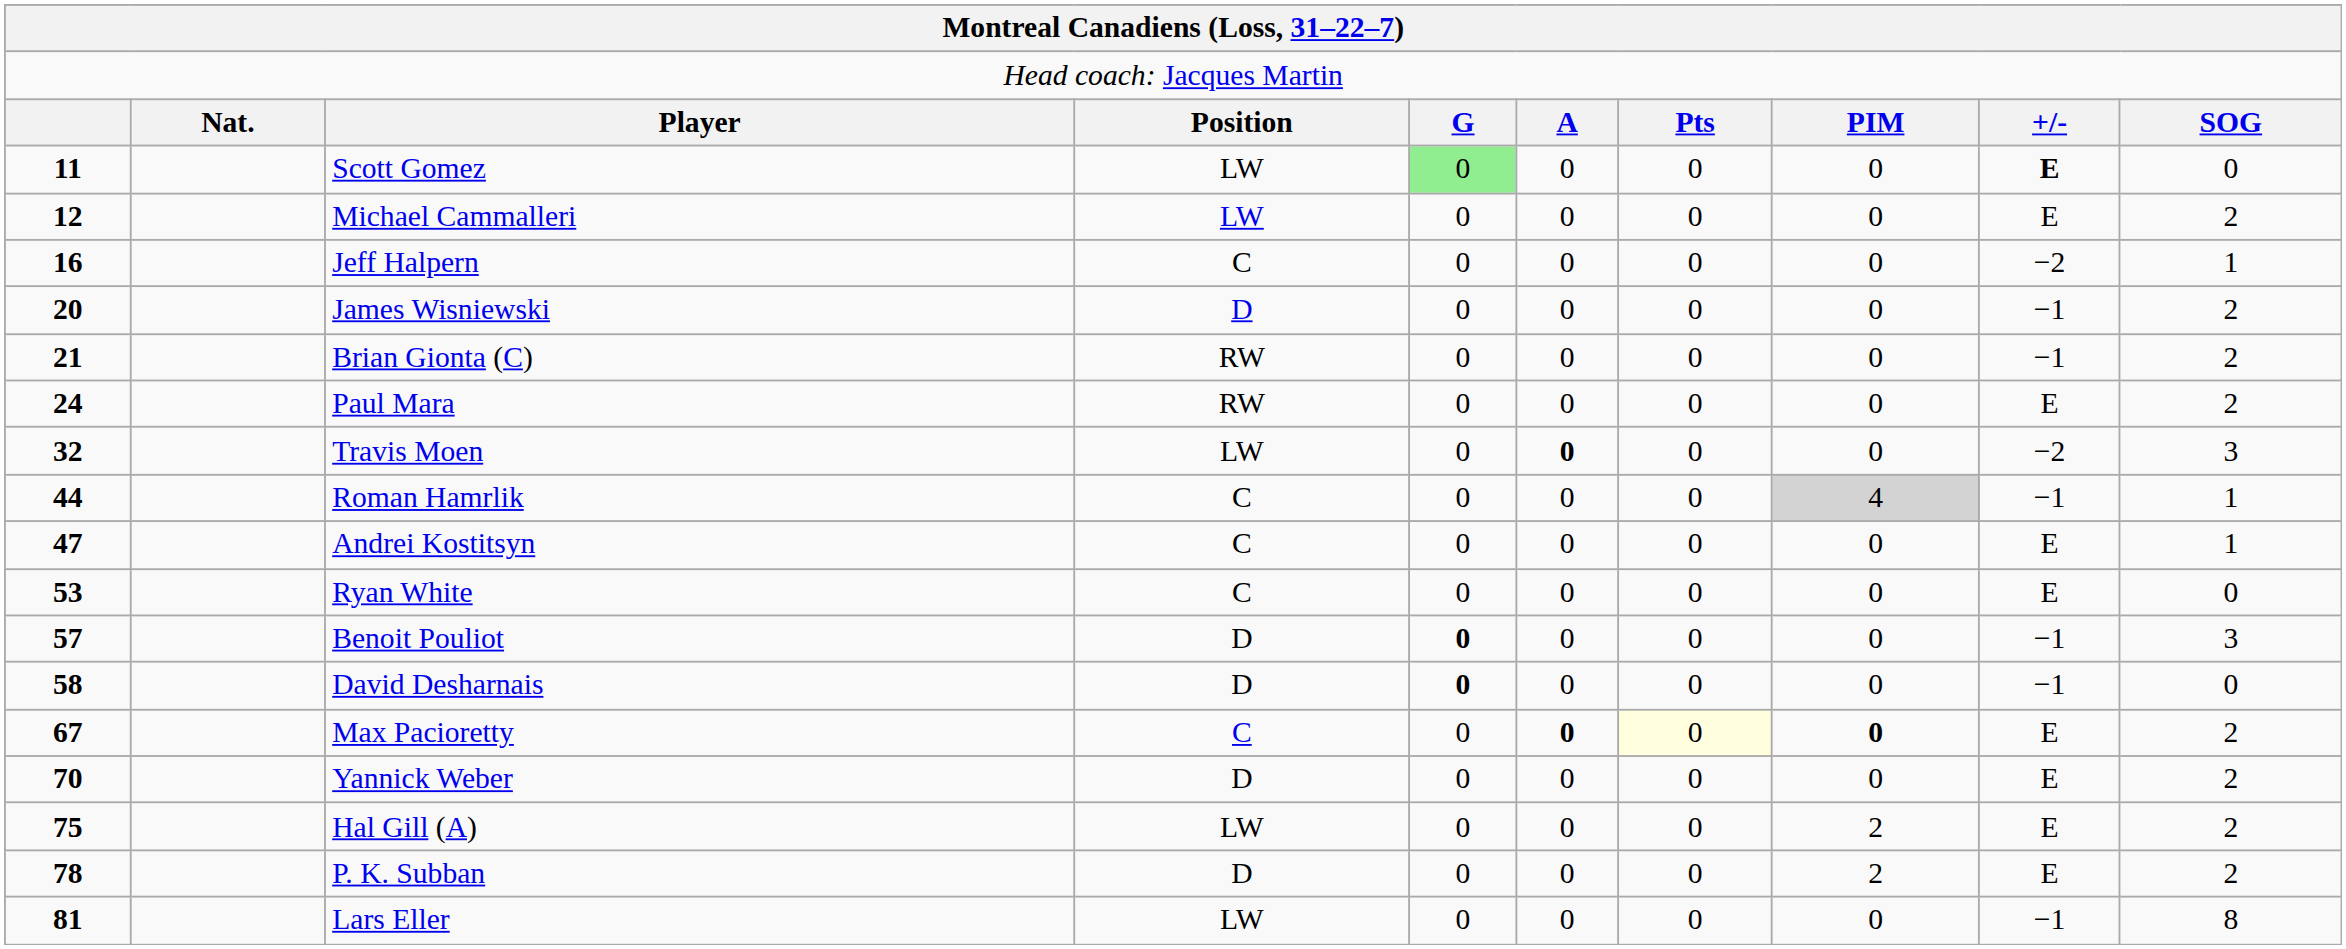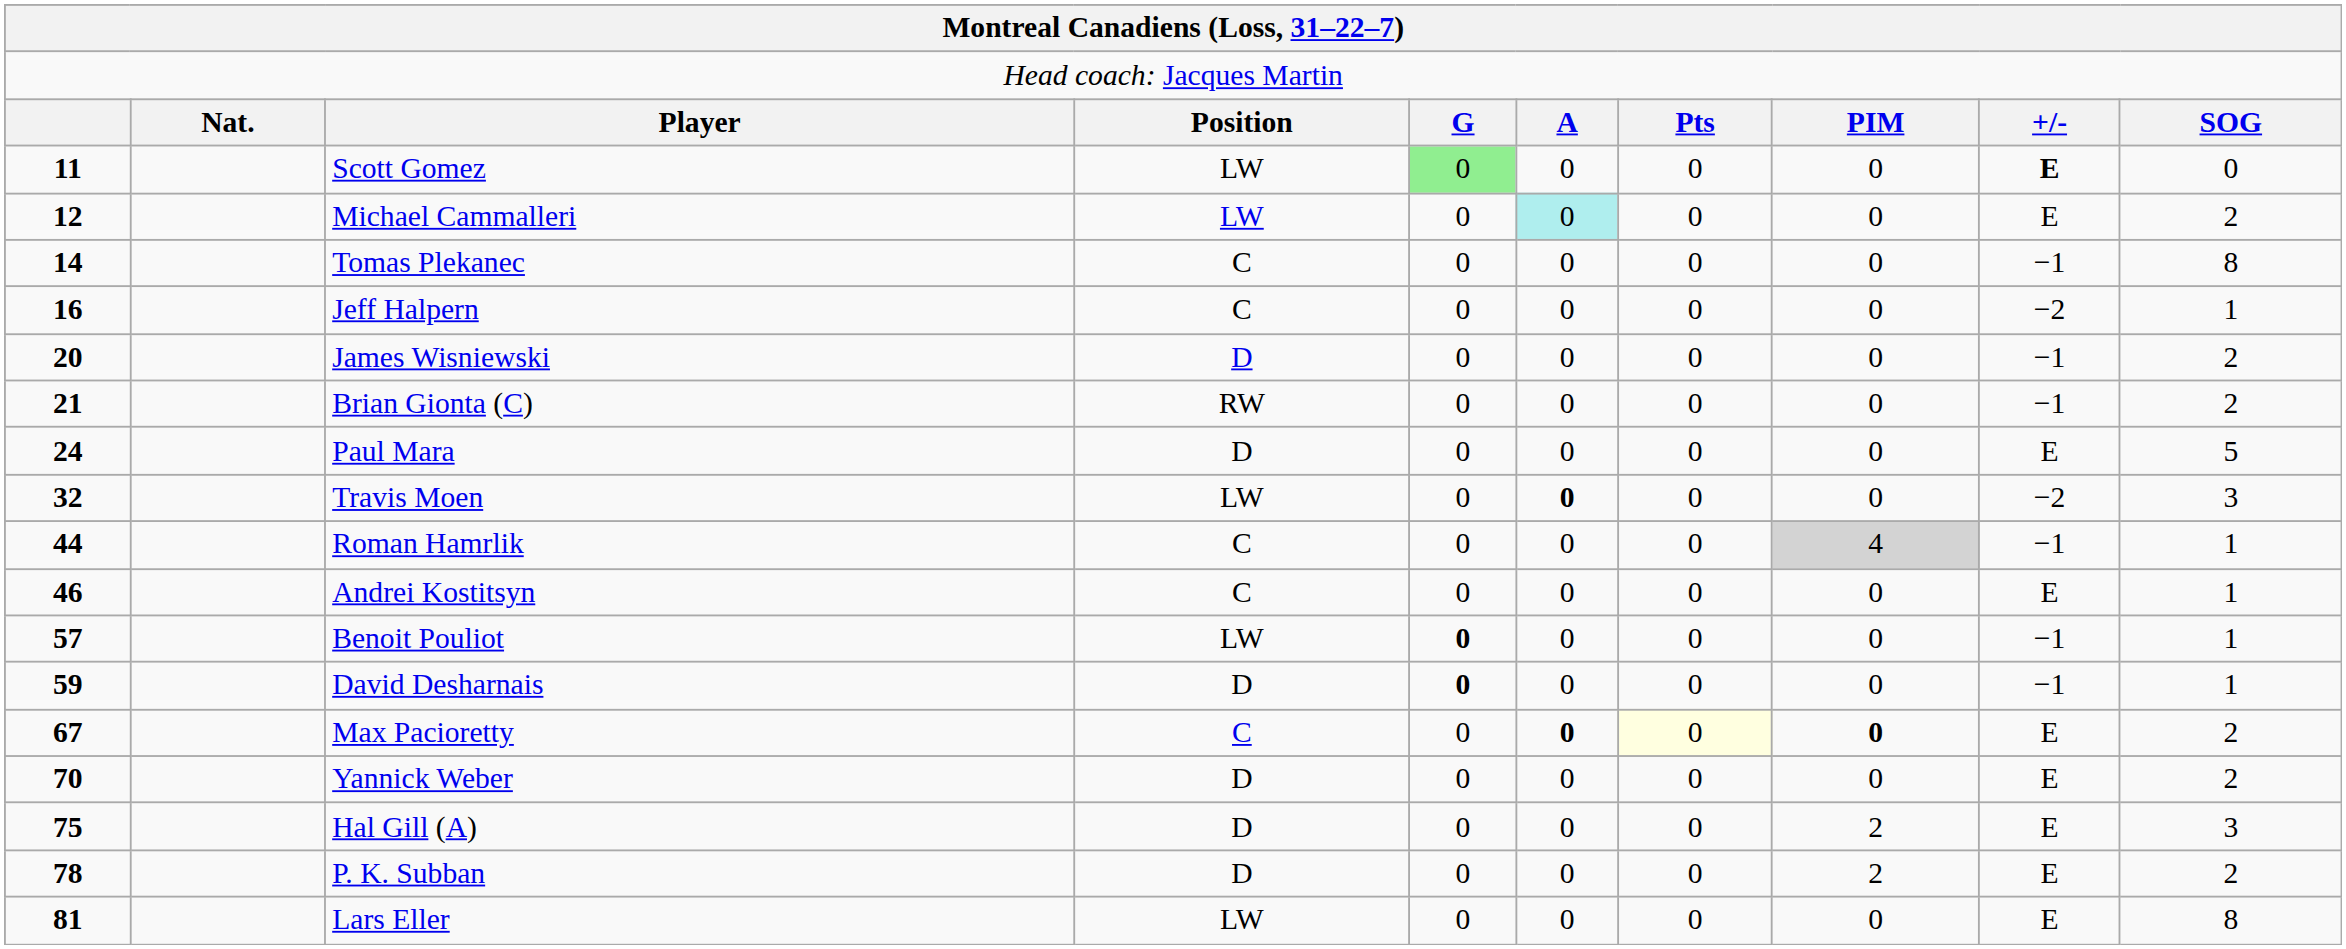(1567, 215) no background -> (1567, 215) paleturquoise background
+ row: (429, 262)
(1242, 403) RW -> (1242, 450) D
(2231, 403) 2 -> (2231, 450) 5
(68, 544) 47 -> (68, 591) 46
- row: (402, 591)
(1242, 638) D -> (1242, 638) LW
(2231, 638) 3 -> (2231, 638) 1
(68, 685) 58 -> (68, 685) 59
(2231, 685) 0 -> (2231, 685) 1
(1242, 826) LW -> (1242, 826) D
(2231, 826) 2 -> (2231, 826) 3
(2050, 919) −1 -> (2050, 919) E
